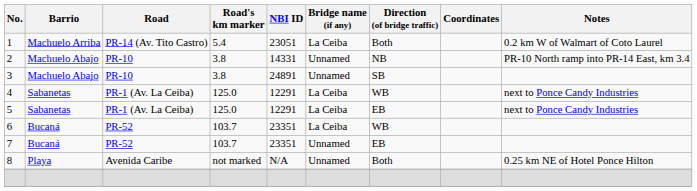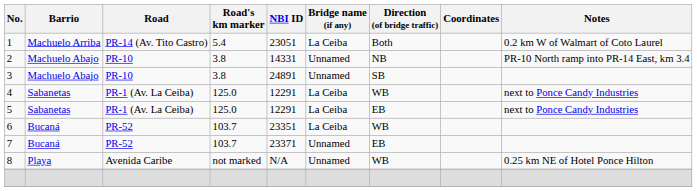(283, 144) 23351 -> (283, 144) 23371
(382, 161) Both -> (380, 161) WB
